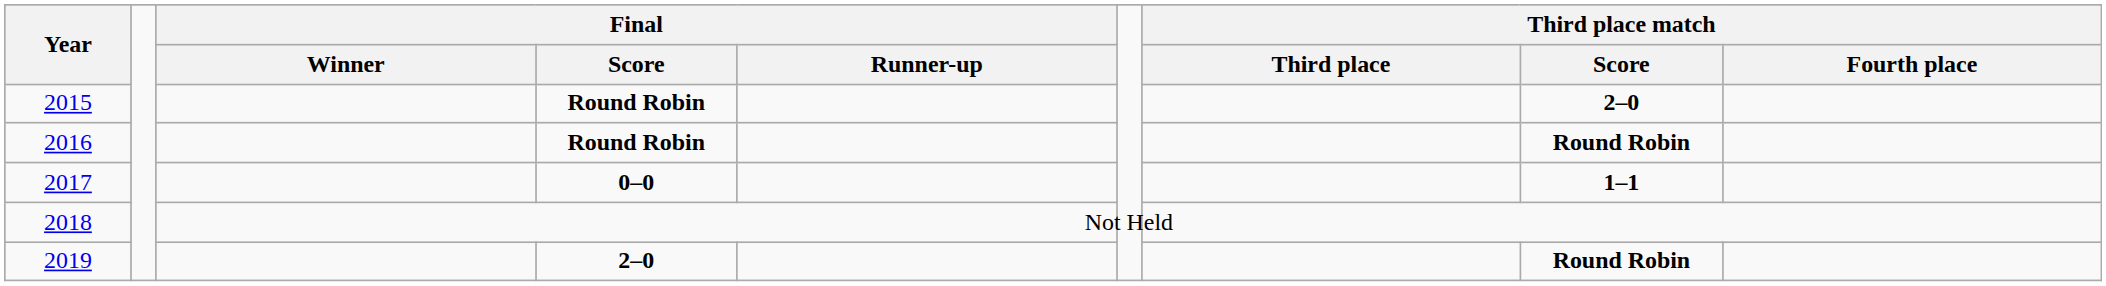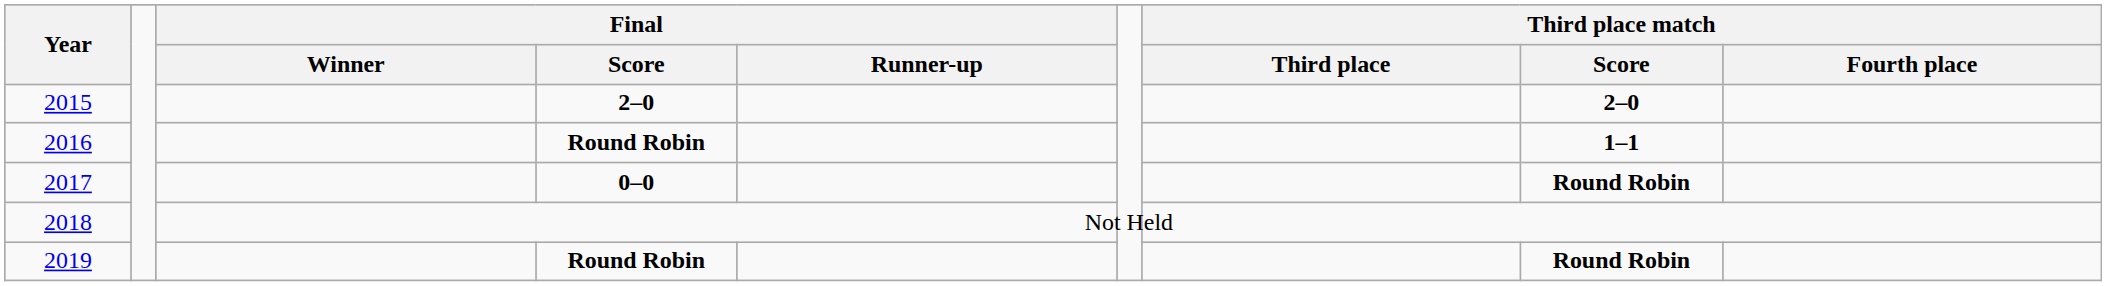(636, 103) Round Robin -> (636, 103) 2–0
(1621, 142) Round Robin -> (1621, 142) 1–1
(1621, 182) 1–1 -> (1621, 182) Round Robin
(636, 261) 2–0 -> (636, 261) Round Robin
